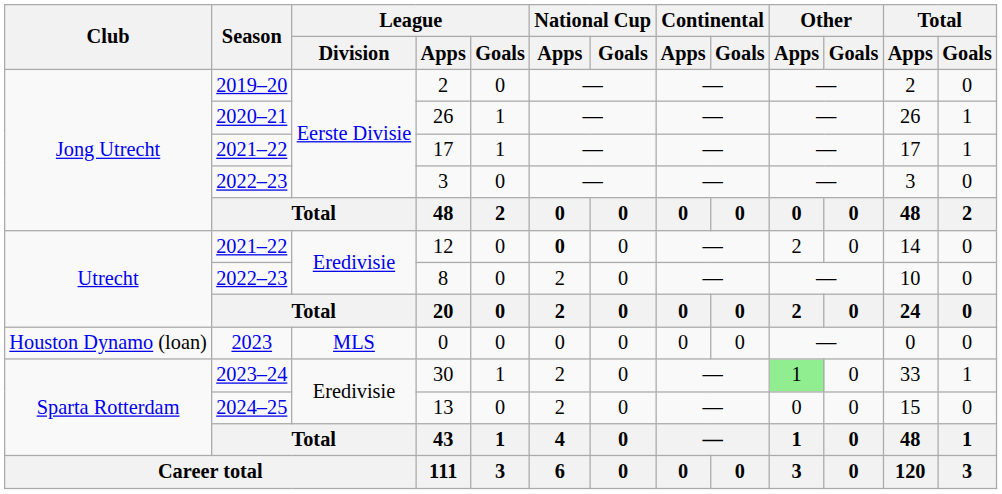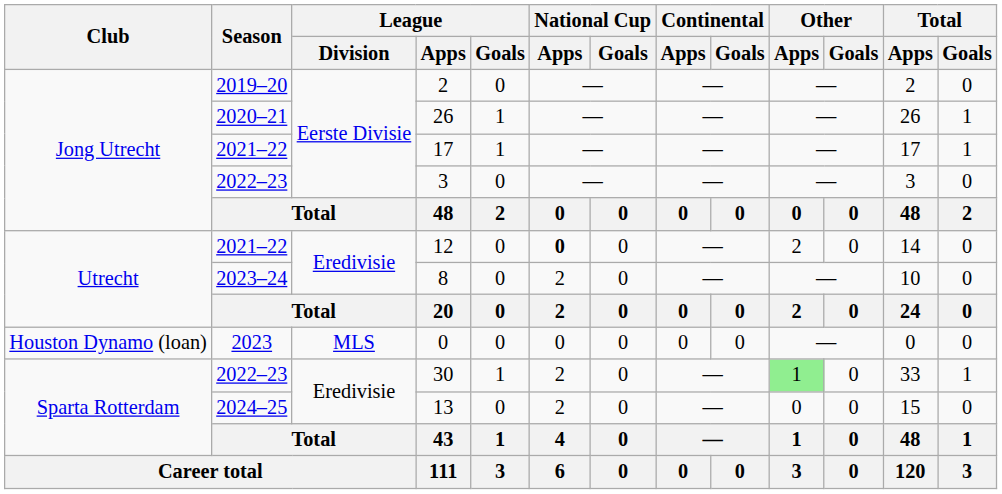(252, 278) 2022–23 -> (252, 278) 2023–24
(252, 375) 2023–24 -> (252, 375) 2022–23
